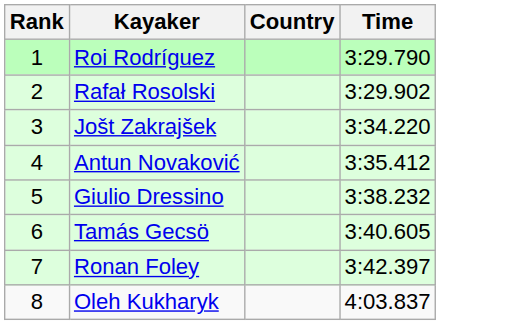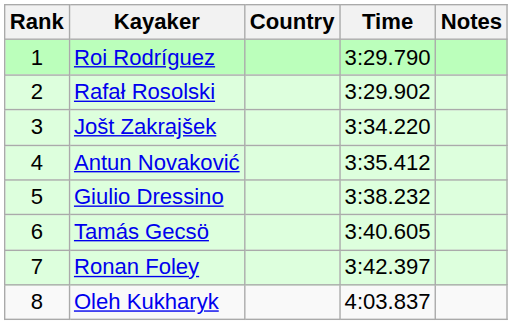+ column: (471, 22)
